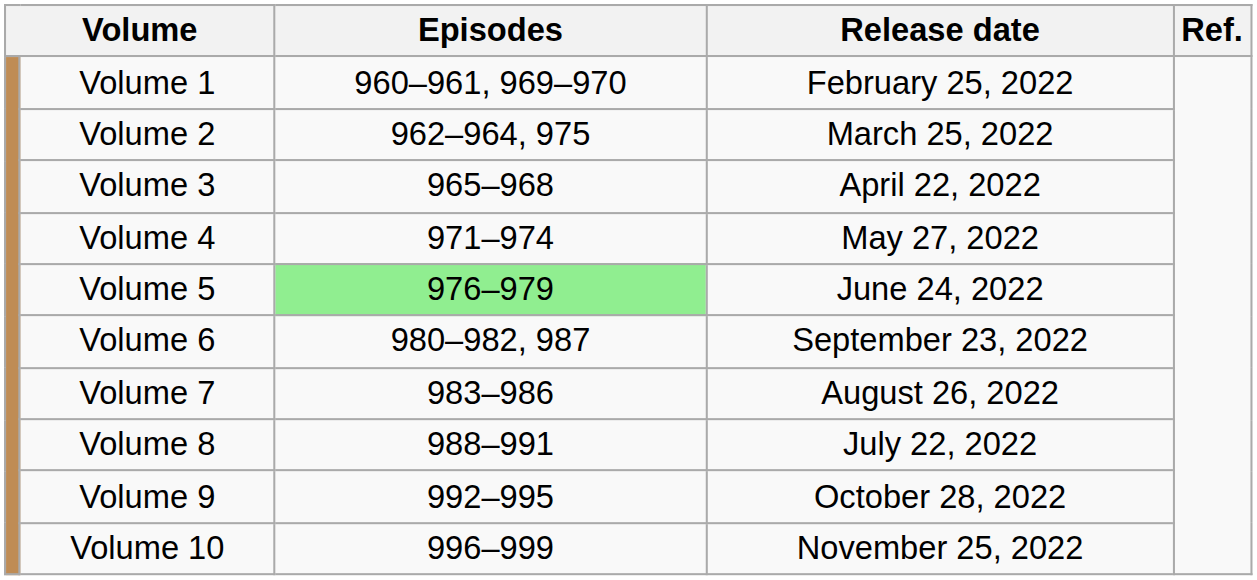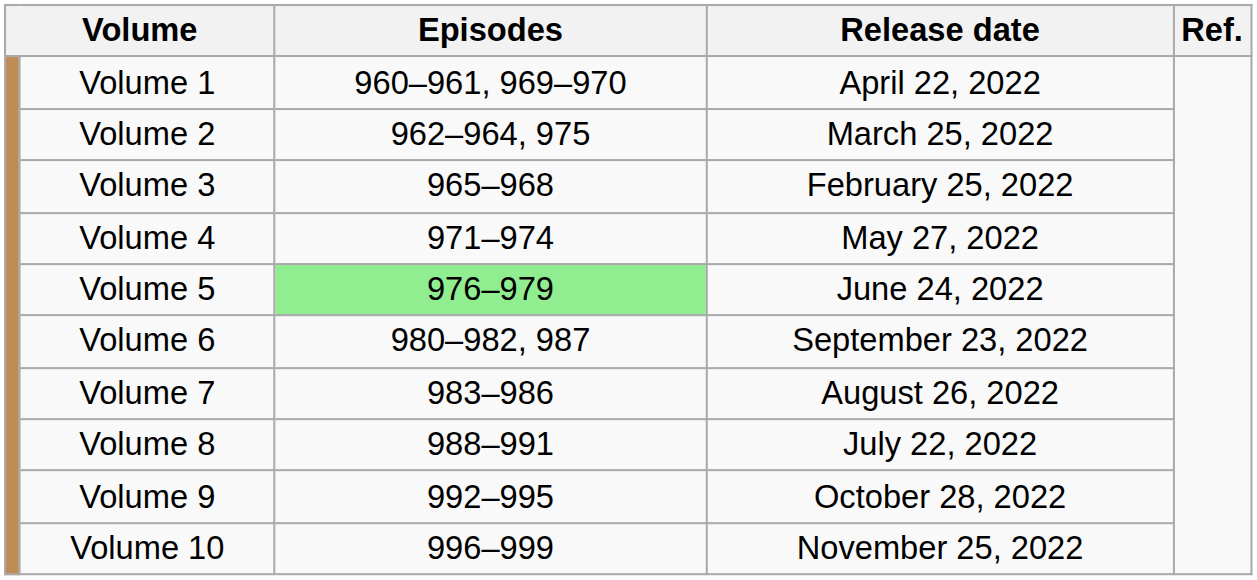(940, 82) February 25, 2022 -> (940, 82) April 22, 2022
(940, 185) April 22, 2022 -> (940, 185) February 25, 2022
